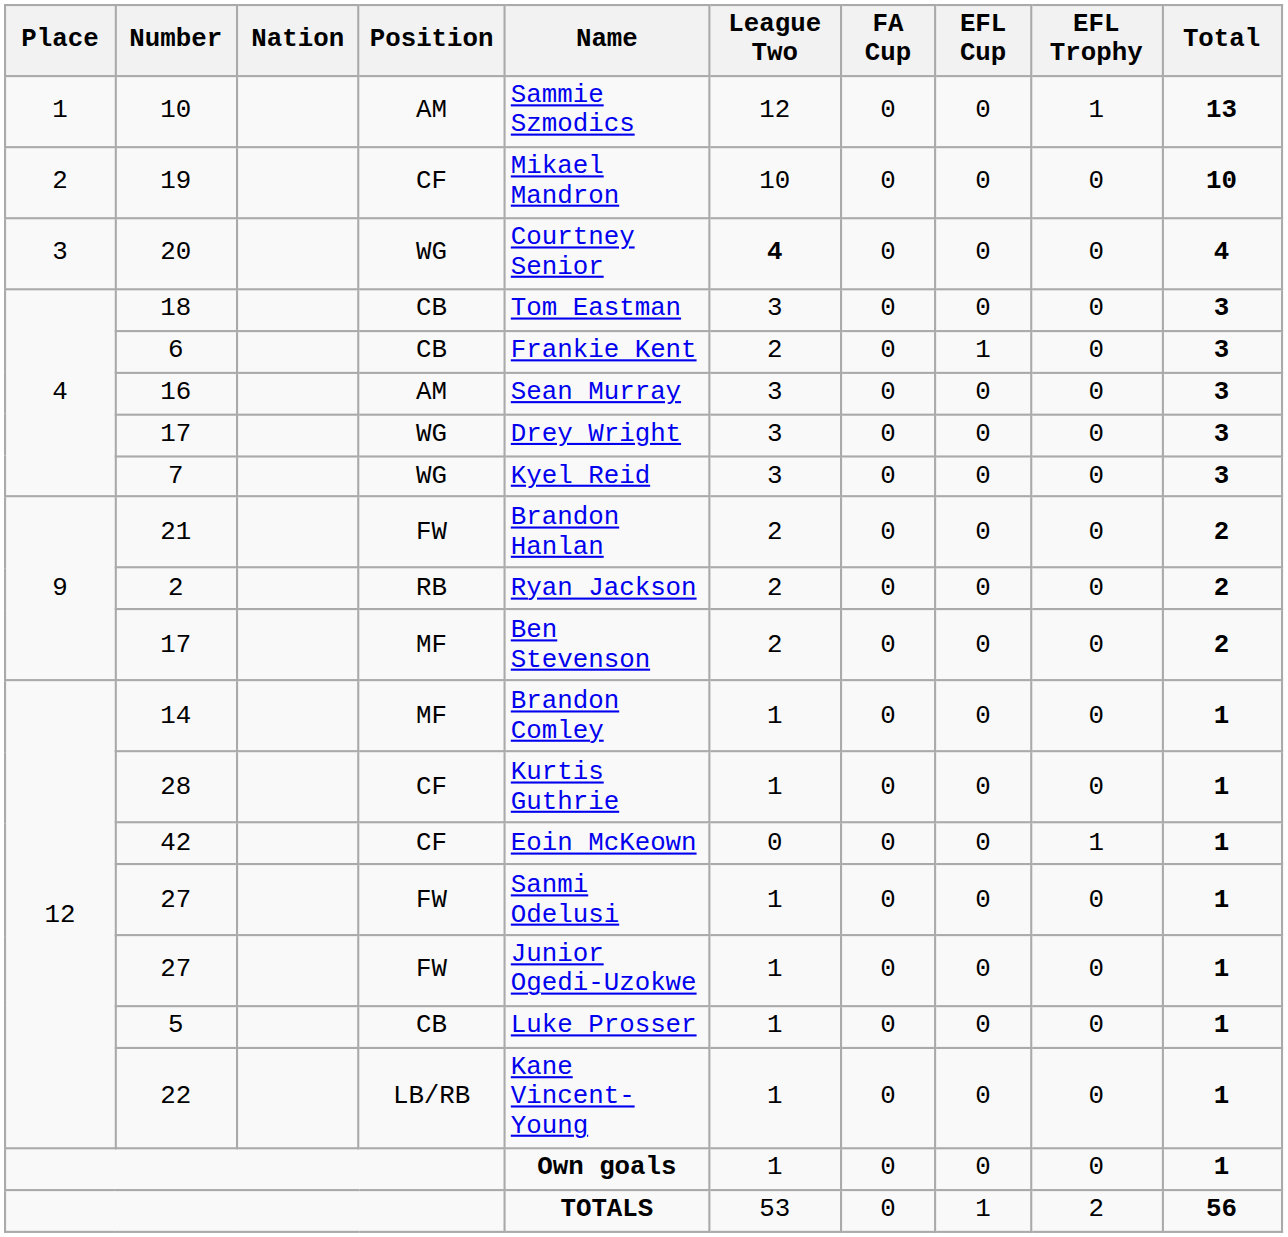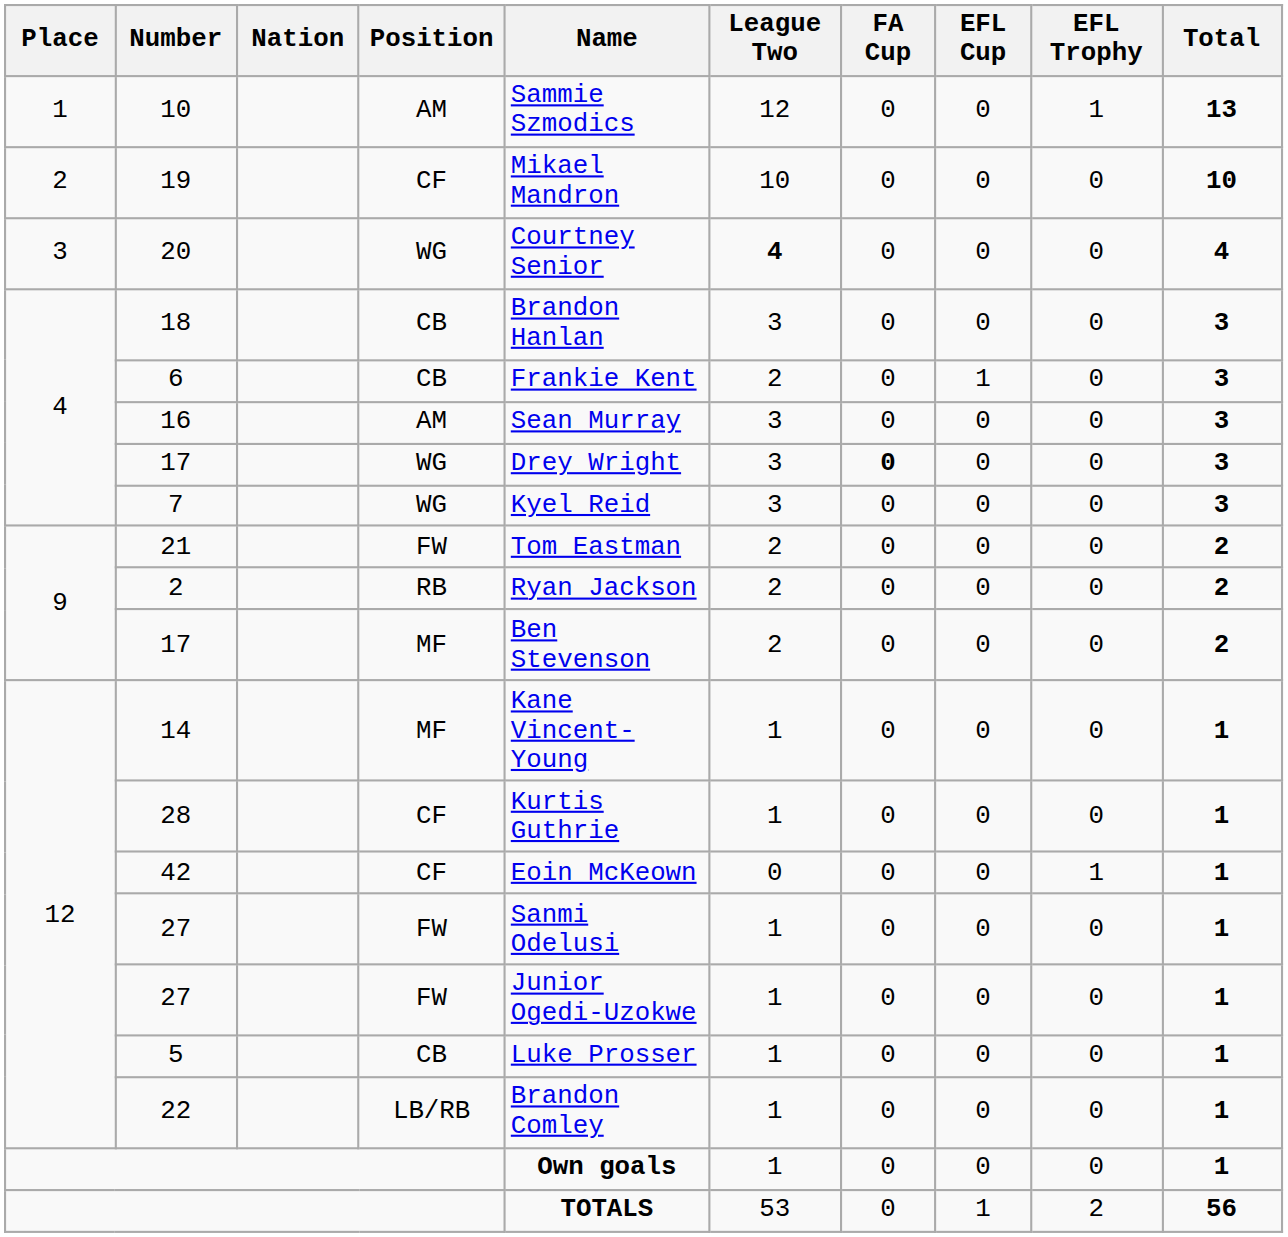(596, 310) Tom Eastman -> (565, 325) Brandon Hanlan
(888, 435) normal -> (888, 464) bold
(565, 533) Brandon Hanlan -> (596, 548) Tom Eastman
(565, 716) Brandon Comley -> (573, 731) Kane Vincent-Young
(573, 1098) Kane Vincent-Young -> (565, 1113) Brandon Comley
